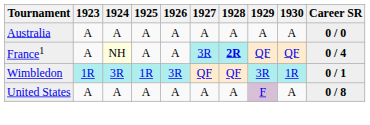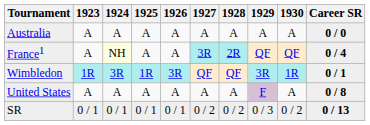(234, 53) bold -> (234, 53) normal
+ row: (14, 110)
